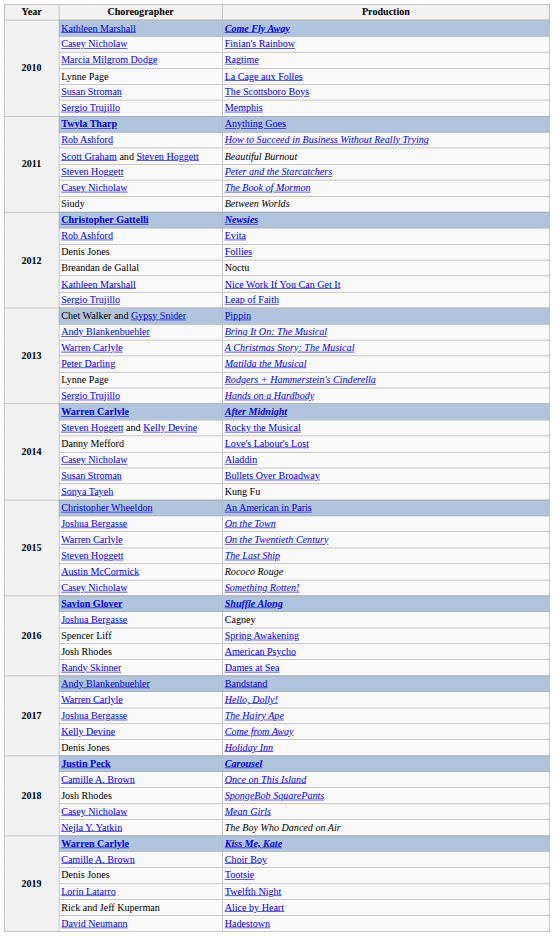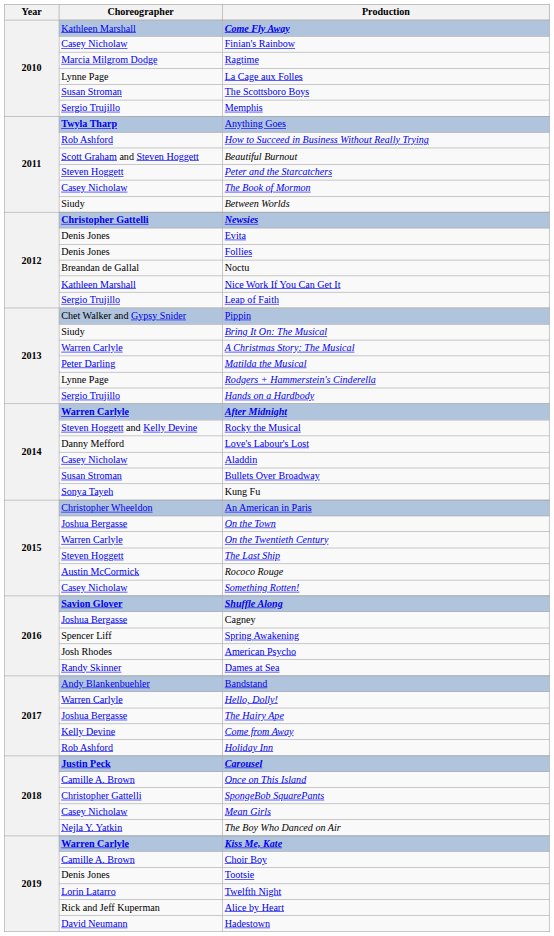(87, 236) Rob Ashford -> (85, 236) Denis Jones
(106, 332) Andy Blankenbuehler -> (73, 332) Siudy
(85, 747) Denis Jones -> (87, 747) Rob Ashford
(86, 795) Josh Rhodes -> (101, 795) Christopher Gattelli
